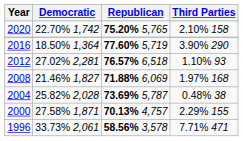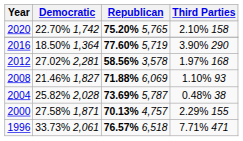(136, 62) 76.57% 6,518 -> (136, 62) 58.56% 3,578
(204, 62) 1.10% 93 -> (204, 62) 1.97% 168
(204, 78) 1.97% 168 -> (204, 78) 1.10% 93
(136, 127) 58.56% 3,578 -> (136, 127) 76.57% 6,518
